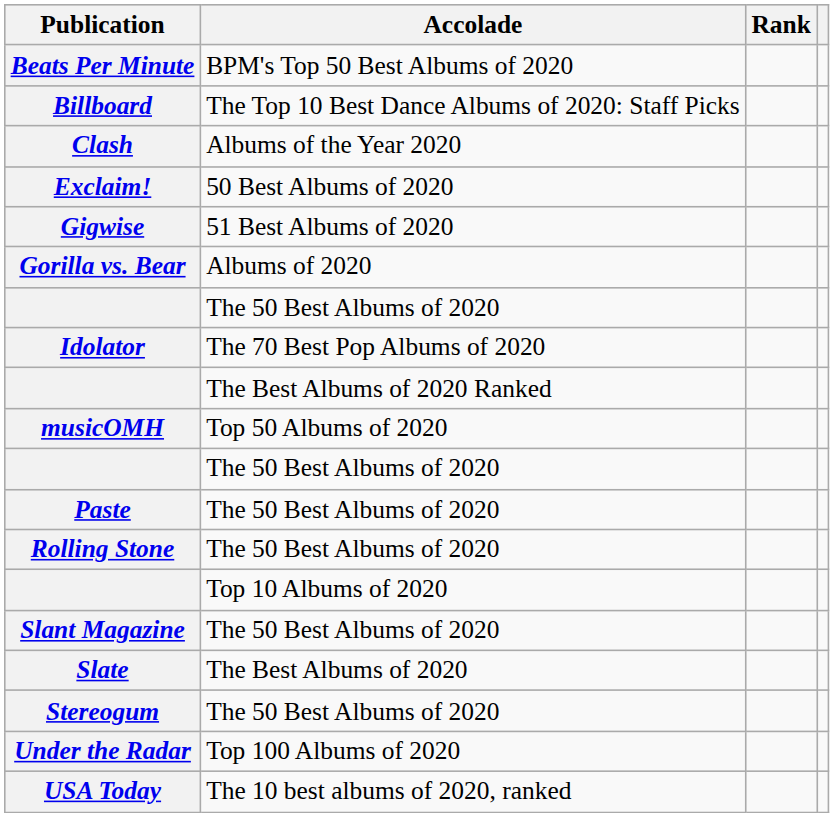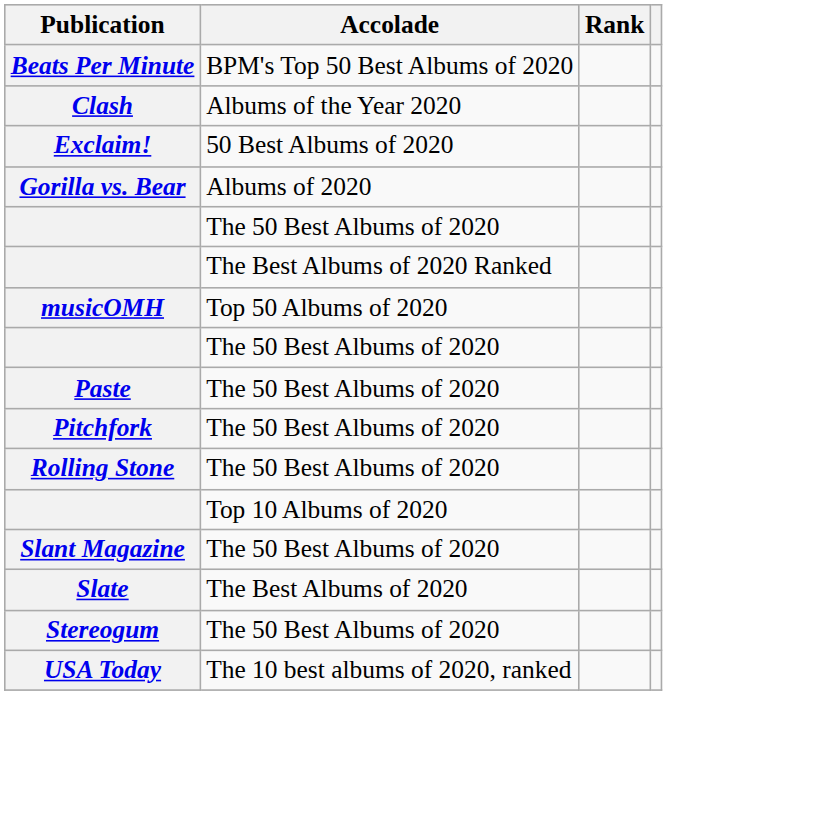- row: (103, 105)
- row: (103, 226)
- row: (103, 347)
+ row: (103, 428)
- row: (103, 750)
